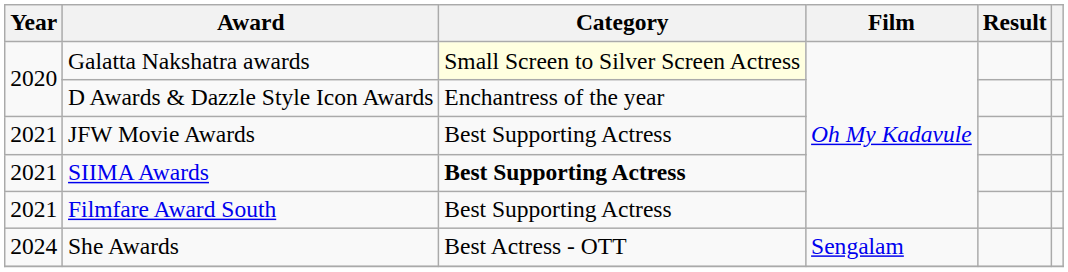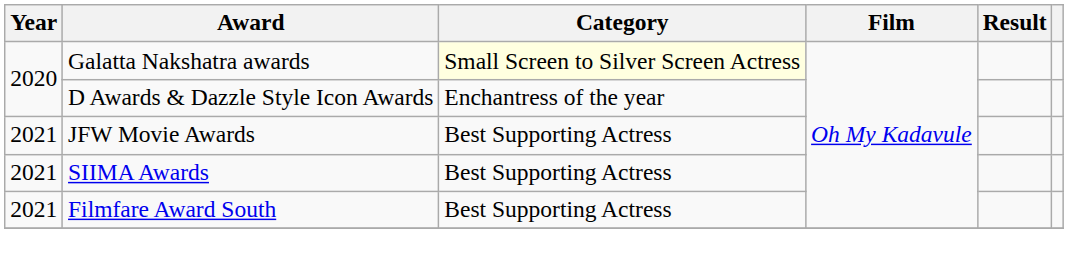(565, 172) bold -> (558, 172) normal
- row: (123, 246)
